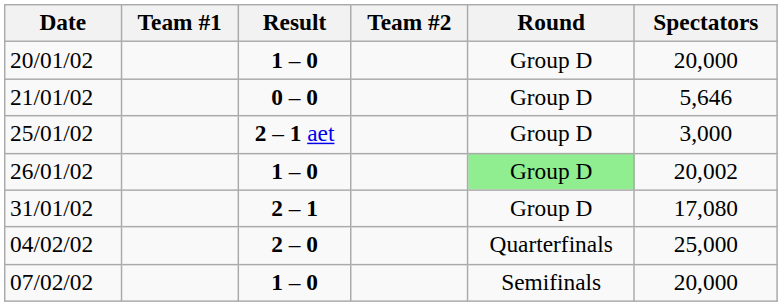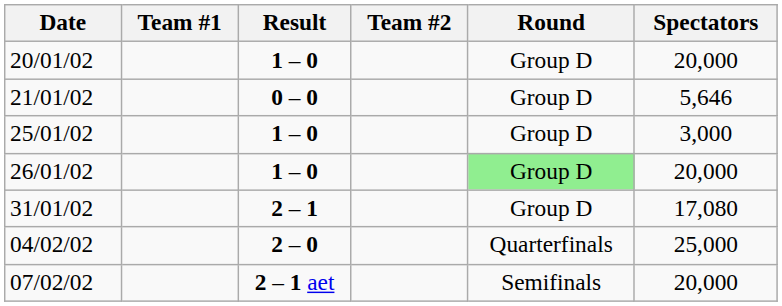(295, 134) 2 – 1 aet -> (295, 134) 1 – 0
(706, 171) 20,002 -> (706, 171) 20,000
(295, 282) 1 – 0 -> (295, 282) 2 – 1 aet
